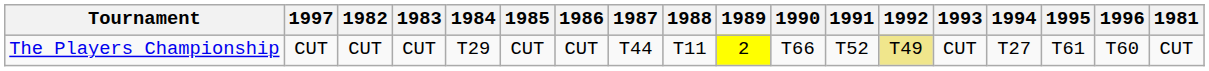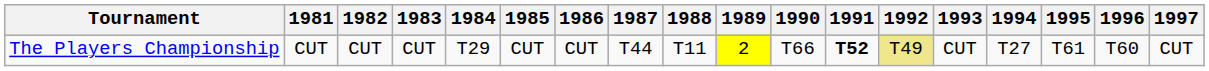columns swapped: (1176, 20) <-> (311, 20)
(852, 51) normal -> (852, 51) bold
